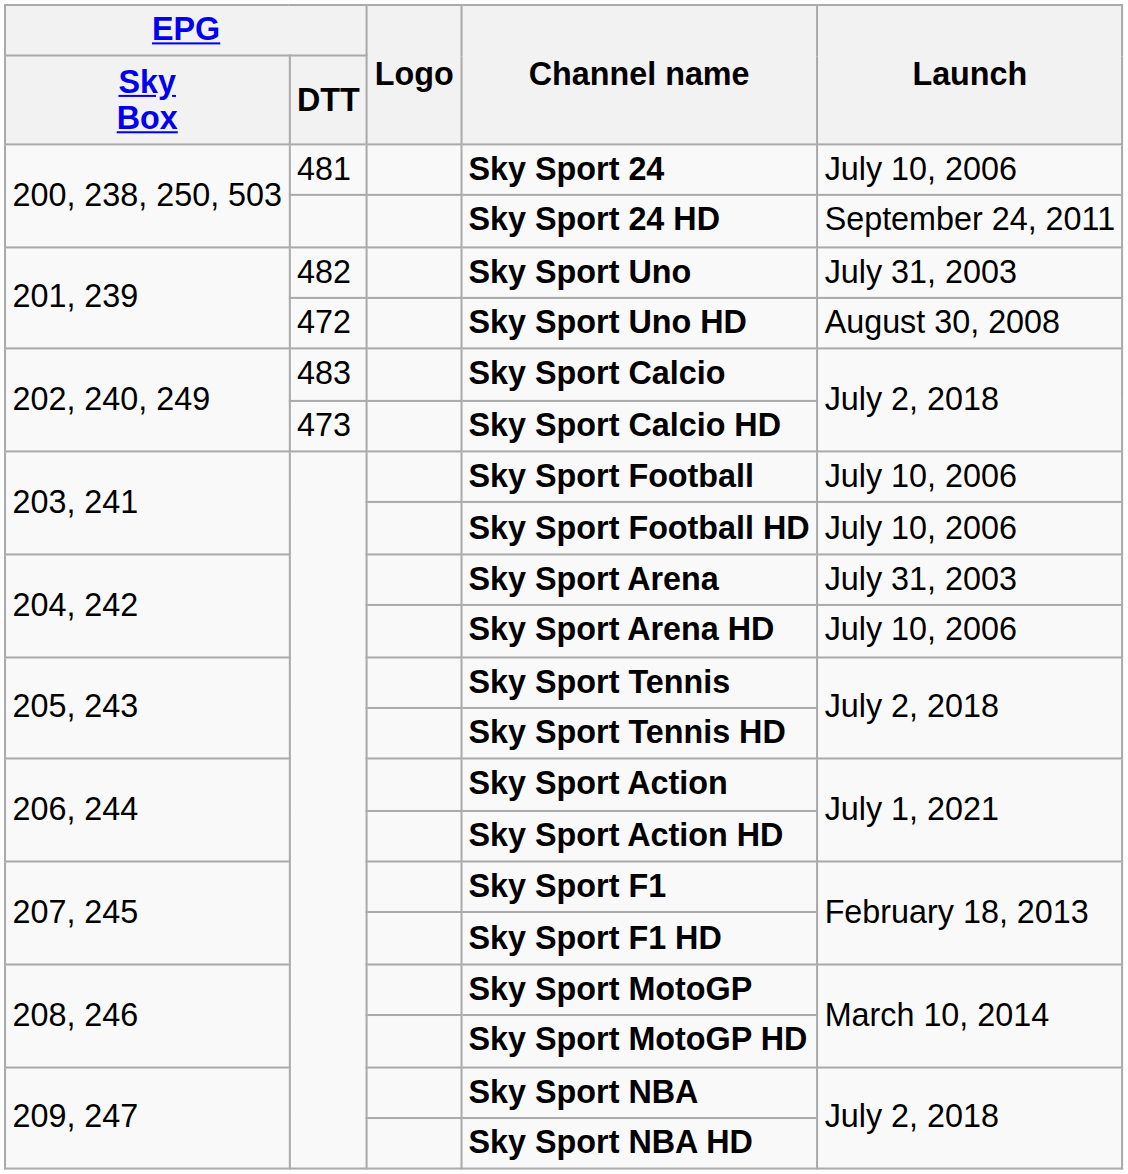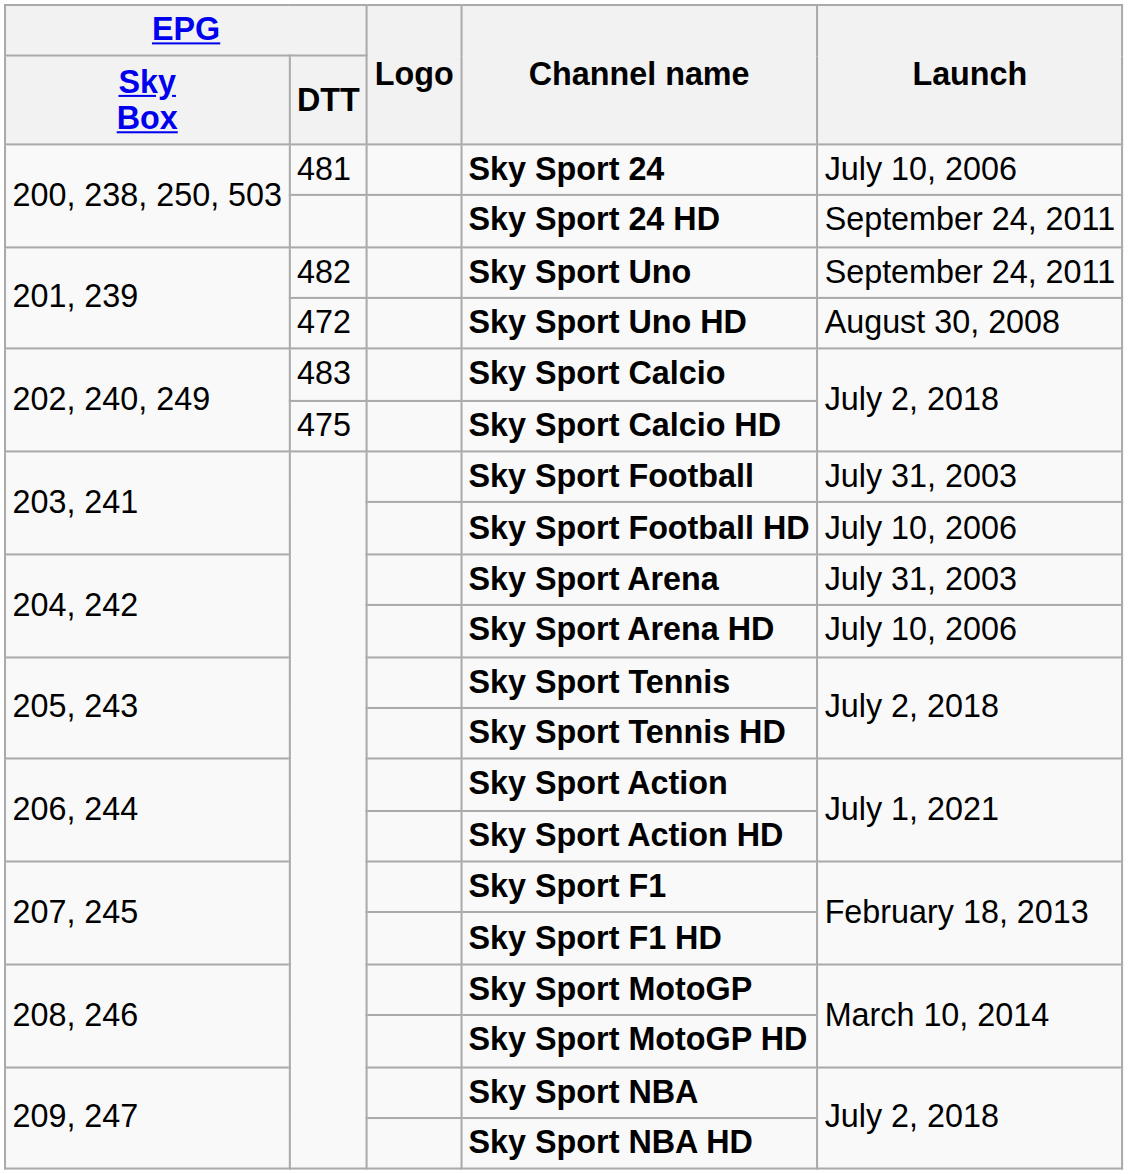(921, 271) July 31, 2003 -> (970, 271) September 24, 2011
(324, 425) 473 -> (324, 425) 475
(921, 476) July 10, 2006 -> (921, 476) July 31, 2003
